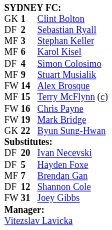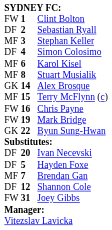(11, 19) GK -> (11, 19) FW
rows swapped: (69, 63) <-> (59, 52)
(23, 75) 9 -> (23, 75) 8
(11, 86) FW -> (11, 86) GK
